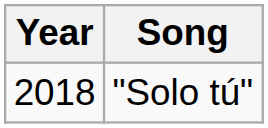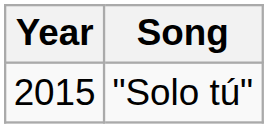(55, 92) 2018 -> (55, 92) 2015
